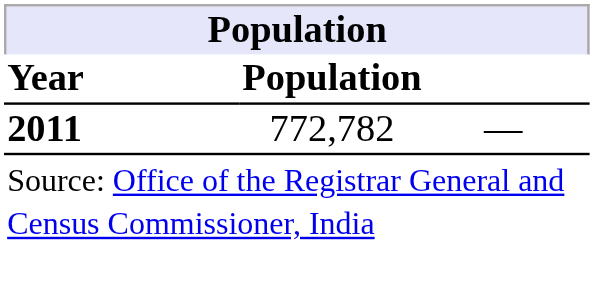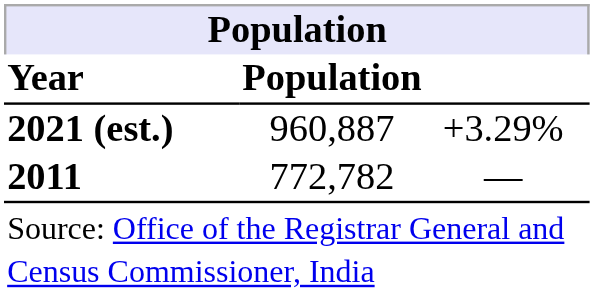+ row: (90, 128)
